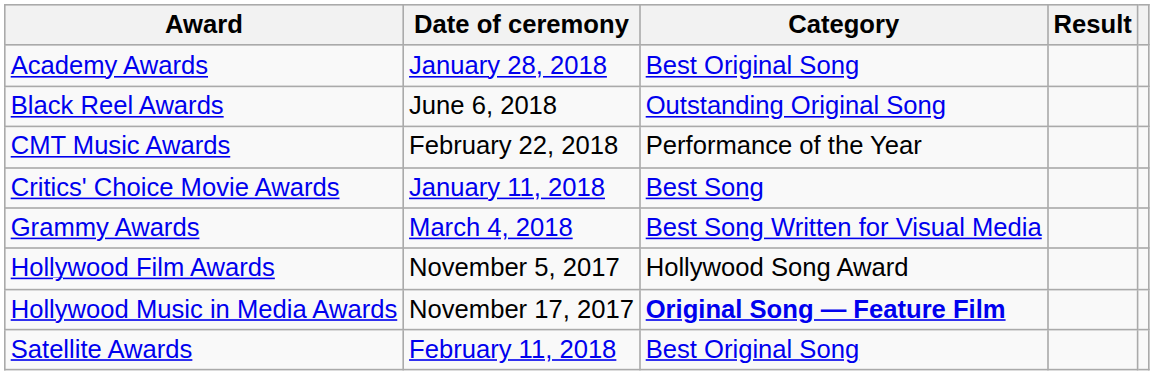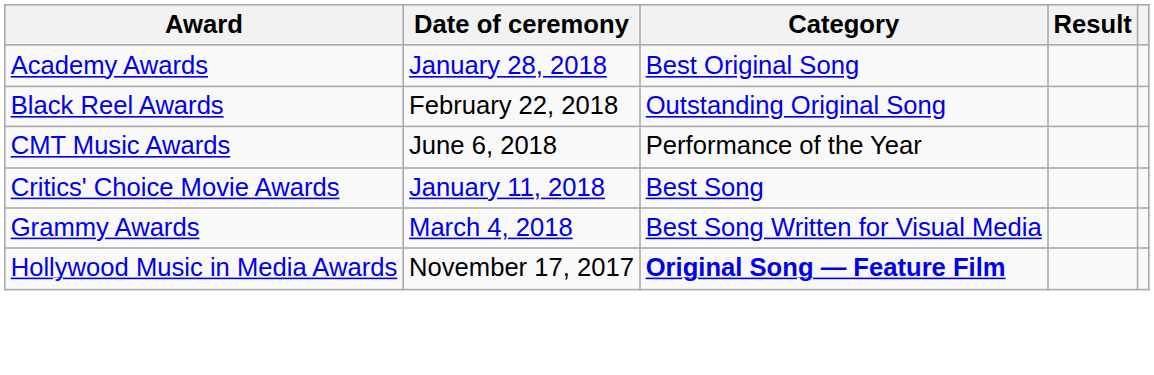(483, 106) June 6, 2018 -> (514, 106) February 22, 2018
(514, 146) February 22, 2018 -> (483, 146) June 6, 2018
- row: (143, 268)
- row: (102, 349)
